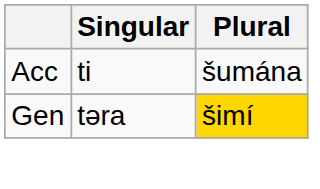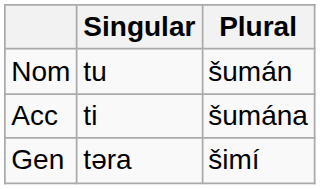+ row: (41, 71)
(228, 115) gold background -> (234, 159) no background
